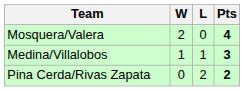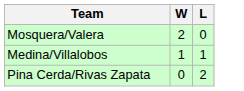- column: (227, 14)
